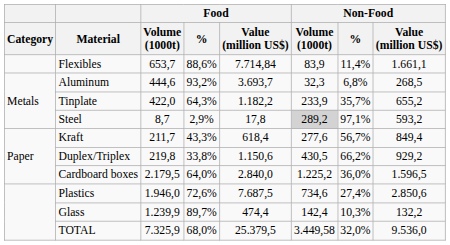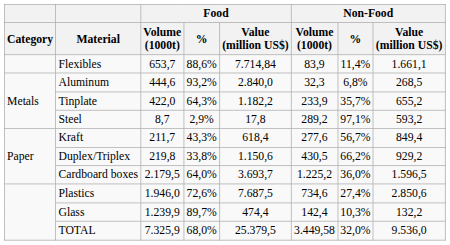(255, 82) 3.693,7 -> (255, 82) 2.840,0
(314, 119) lightgrey background -> (314, 119) no background
(255, 175) 2.840,0 -> (255, 175) 3.693,7
